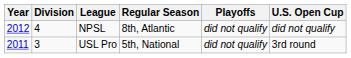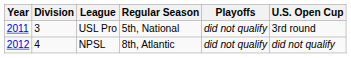rows swapped: (98, 45) <-> (92, 28)
